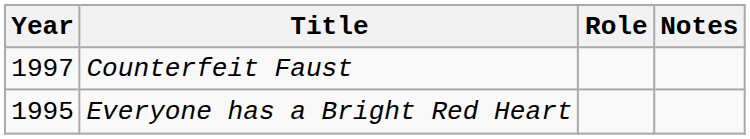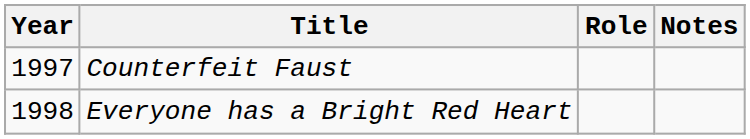(43, 111) 1995 -> (43, 111) 1998
